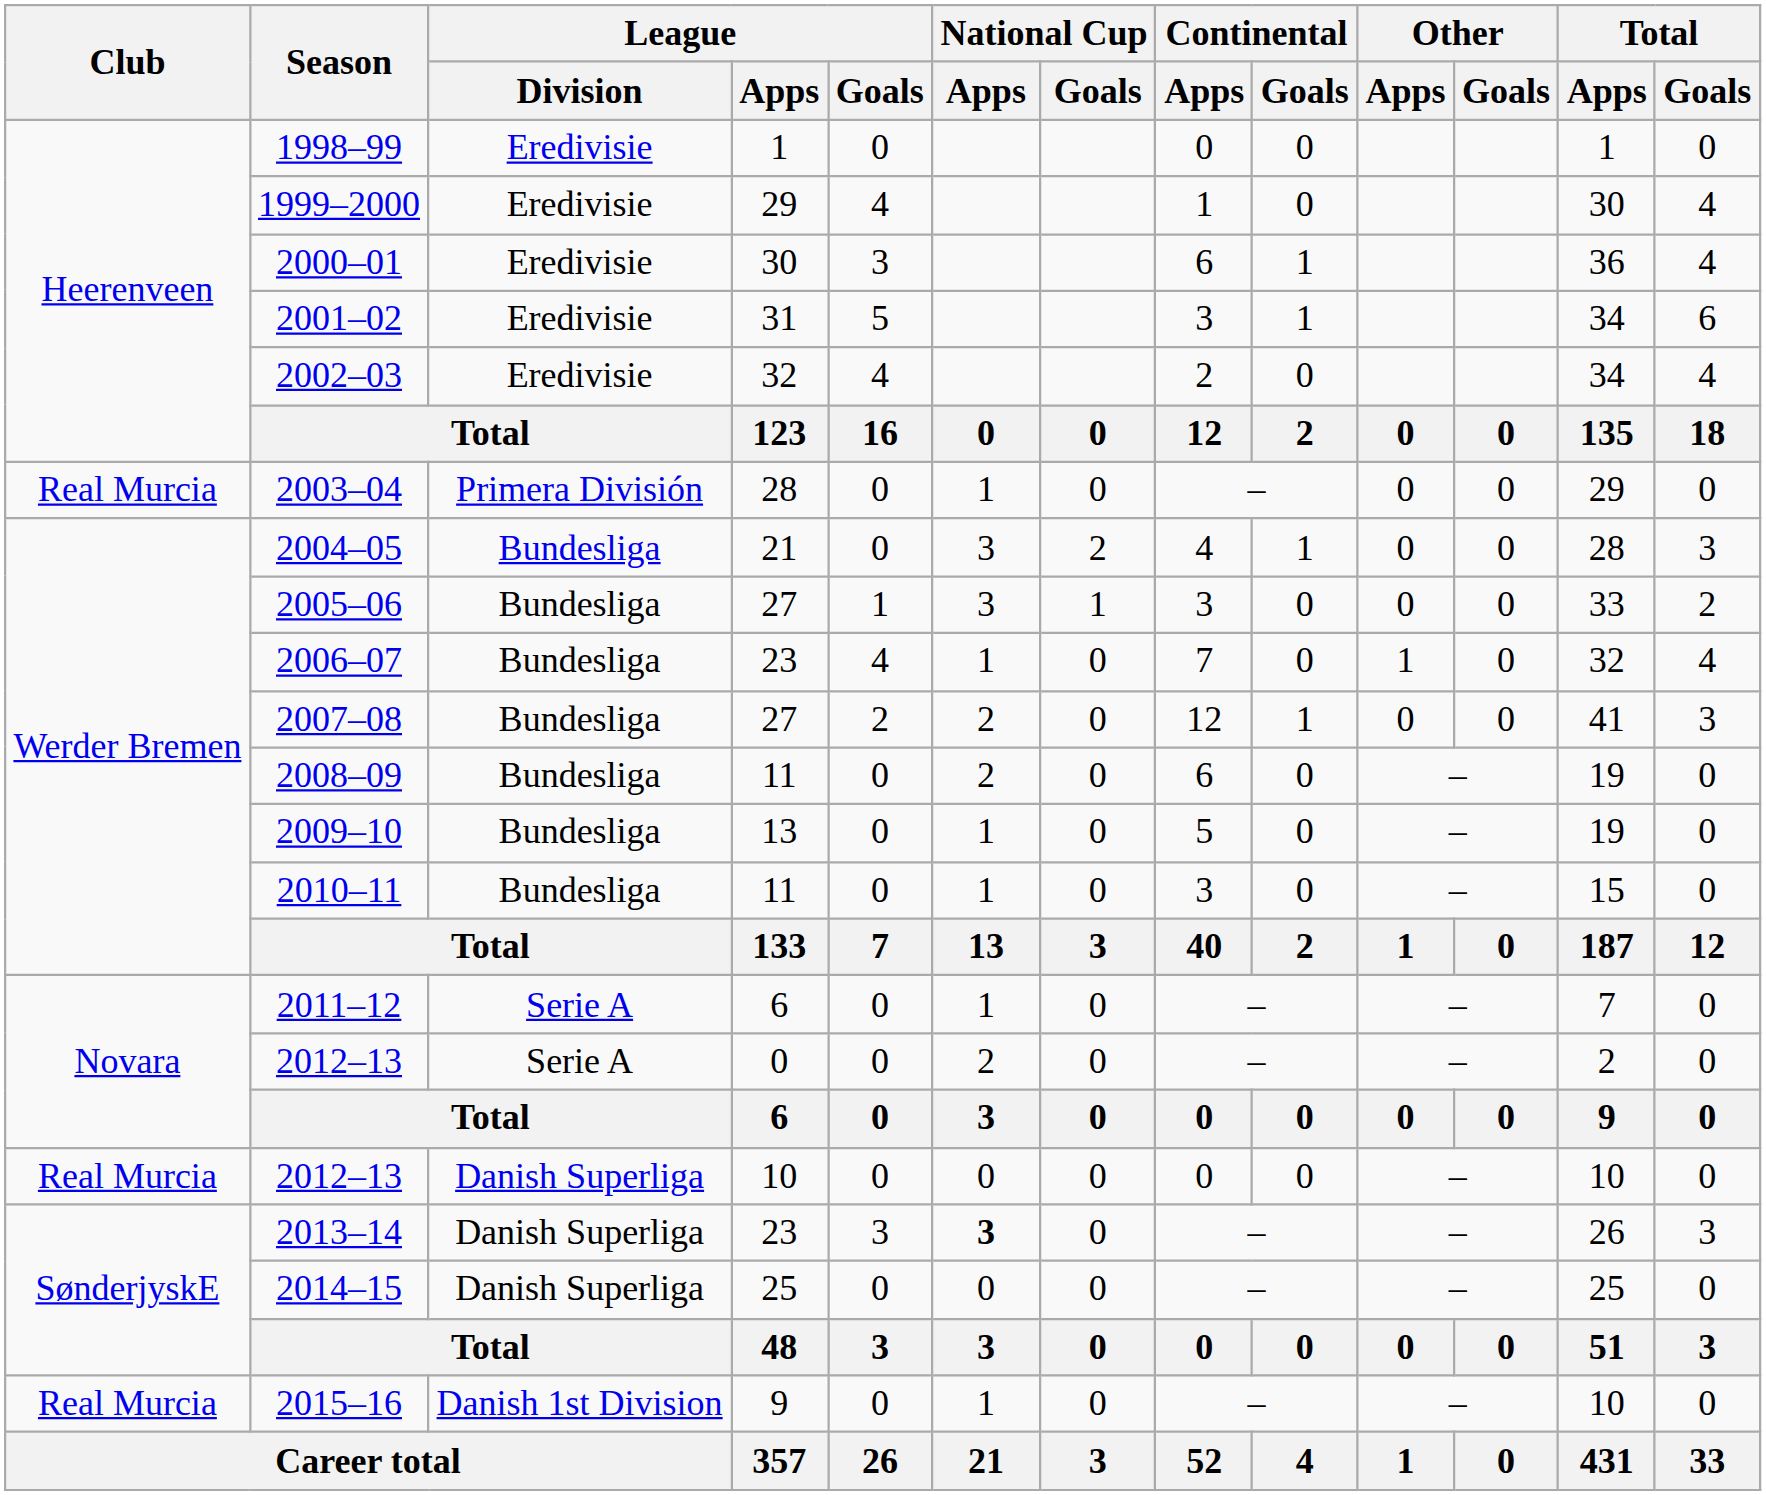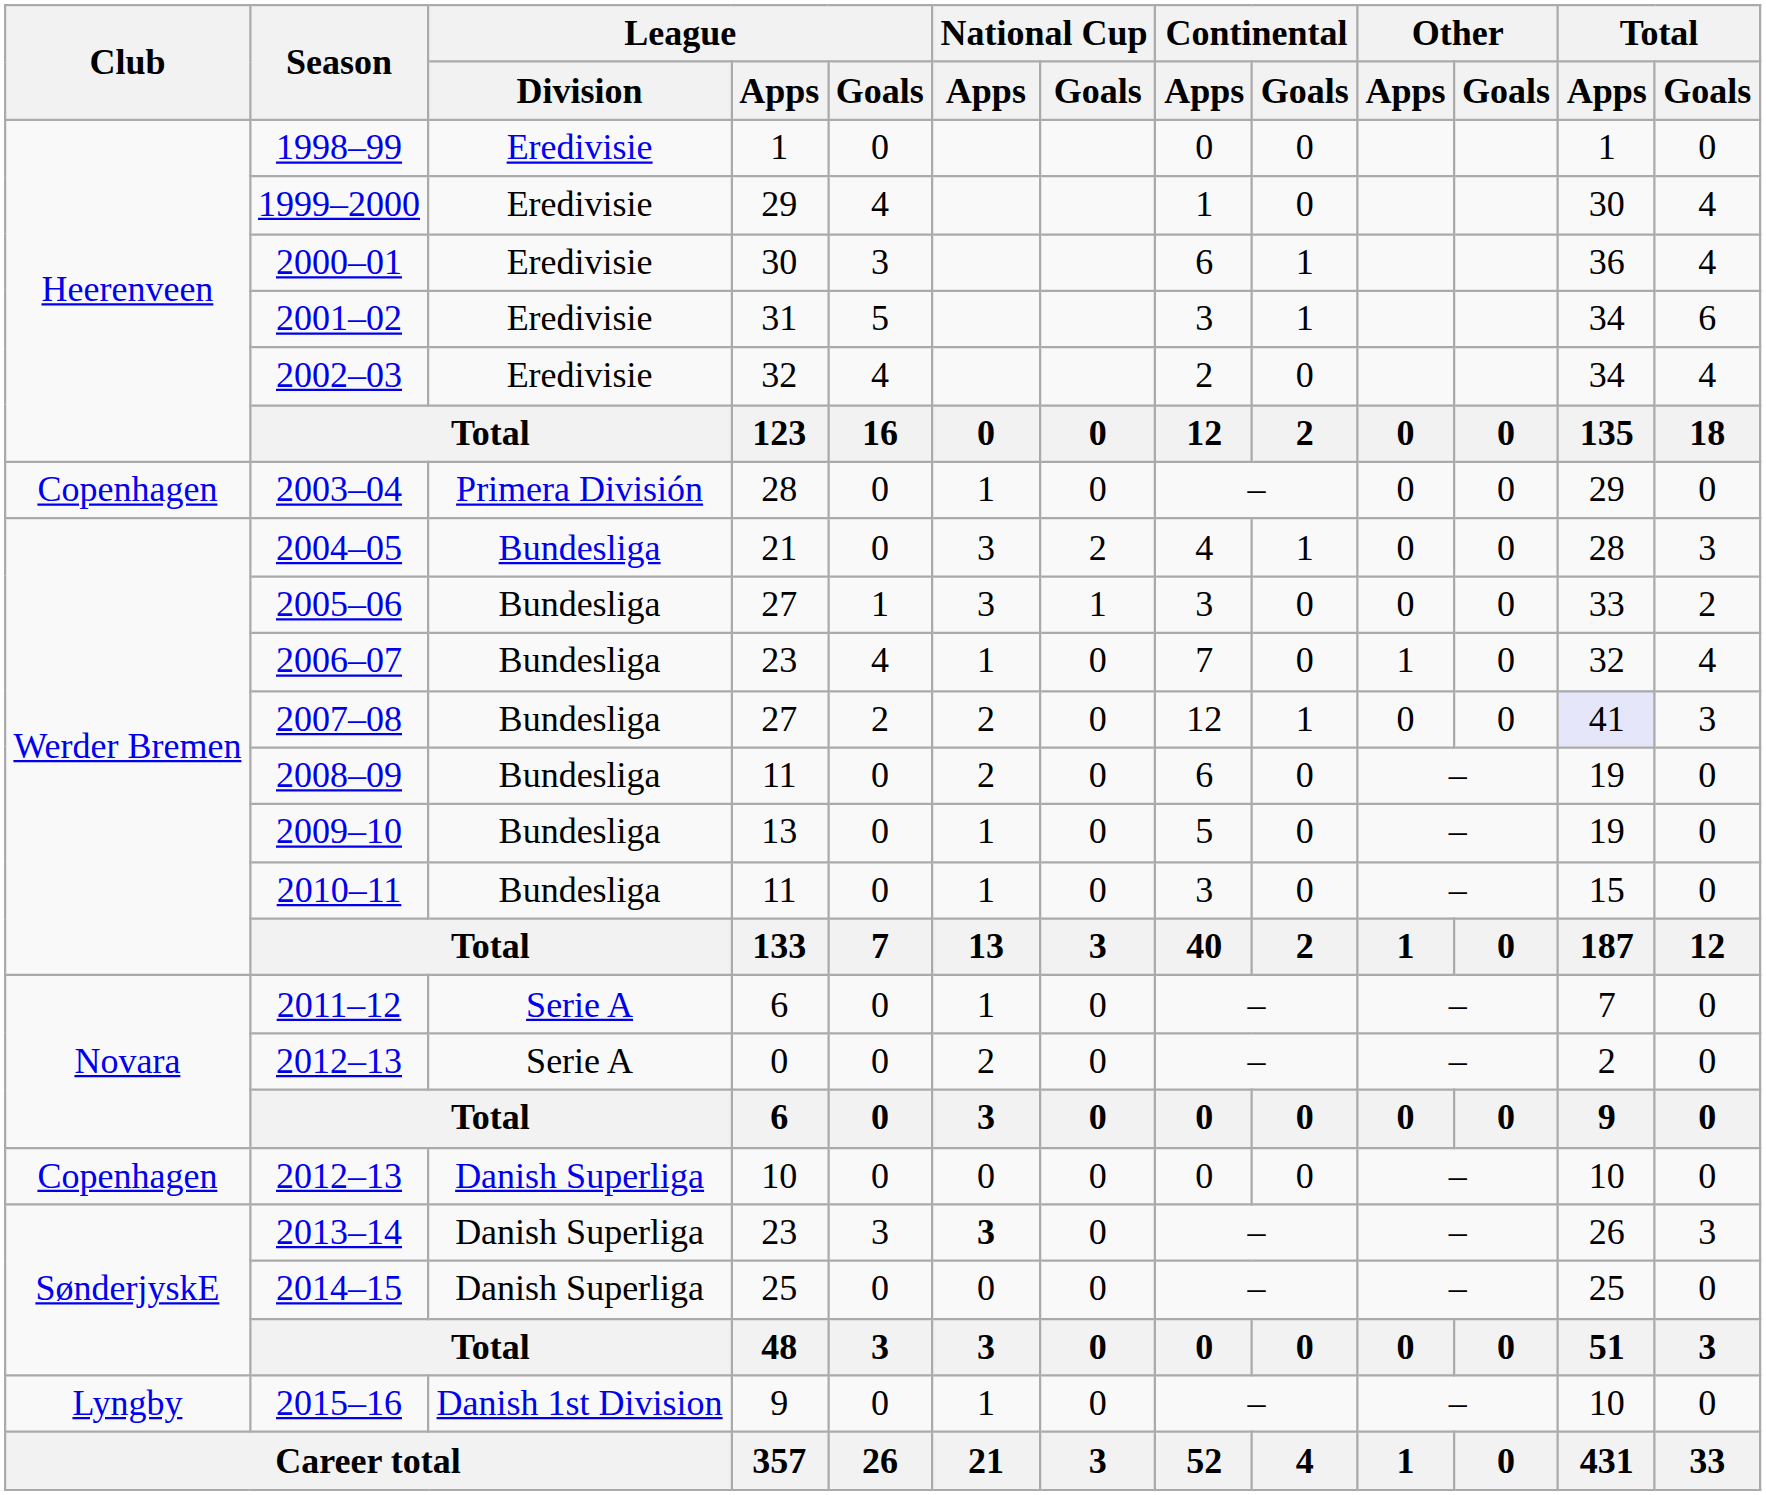(127, 489) Real Murcia -> (127, 489) Copenhagen
(1607, 718) no background -> (1607, 718) lavender background
(127, 1174) Real Murcia -> (127, 1174) Copenhagen
(127, 1403) Real Murcia -> (127, 1403) Lyngby
